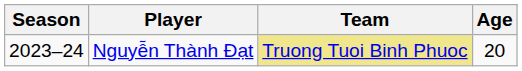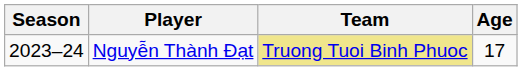(495, 50) 20 -> (495, 50) 17
